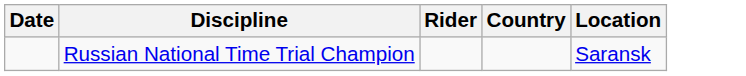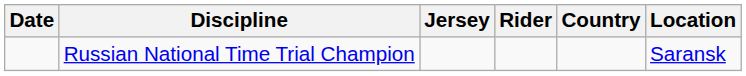+ column: (457, 20)
